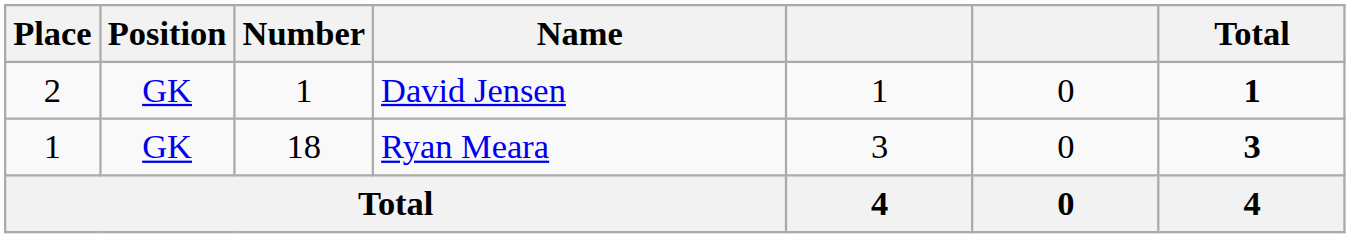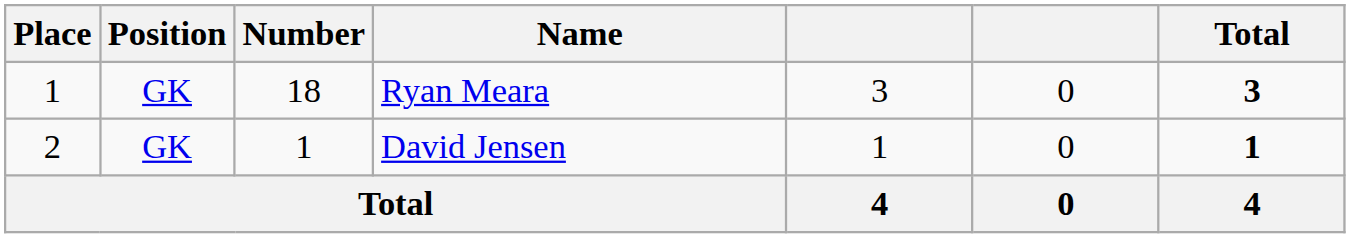rows swapped: (465, 146) <-> (473, 90)
